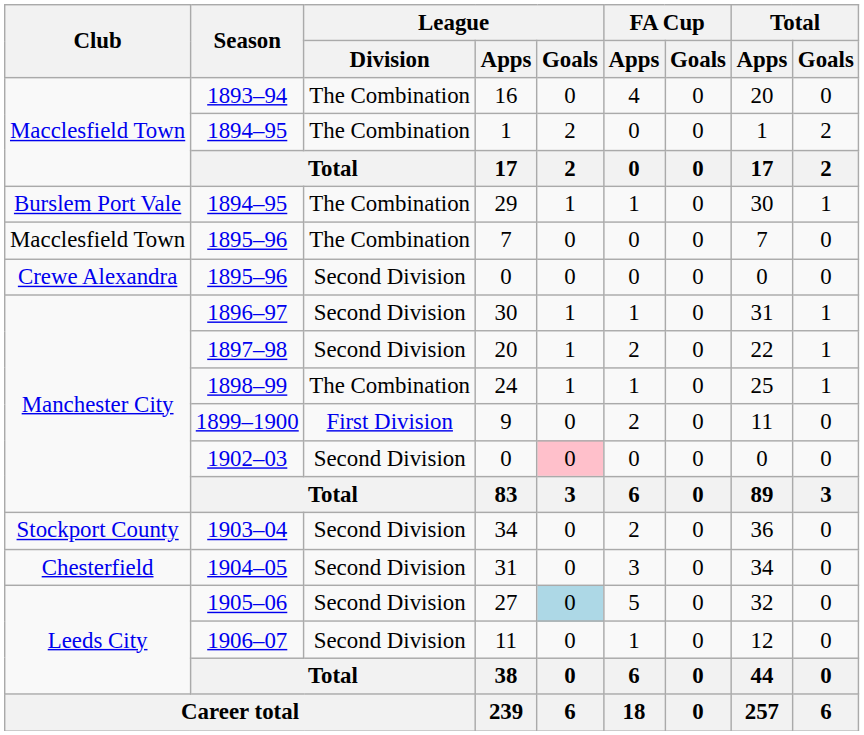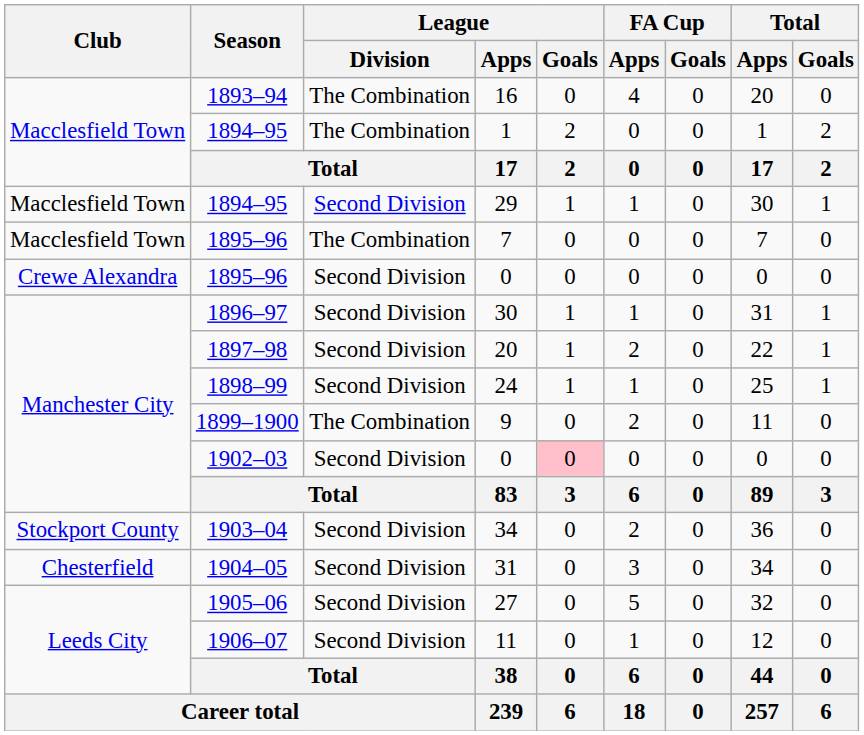(98, 204) Burslem Port Vale -> (98, 204) Macclesfield Town
(390, 204) The Combination -> (390, 204) Second Division
(390, 385) The Combination -> (390, 385) Second Division
(390, 421) First Division -> (390, 421) The Combination
(570, 603) lightblue background -> (570, 603) no background
